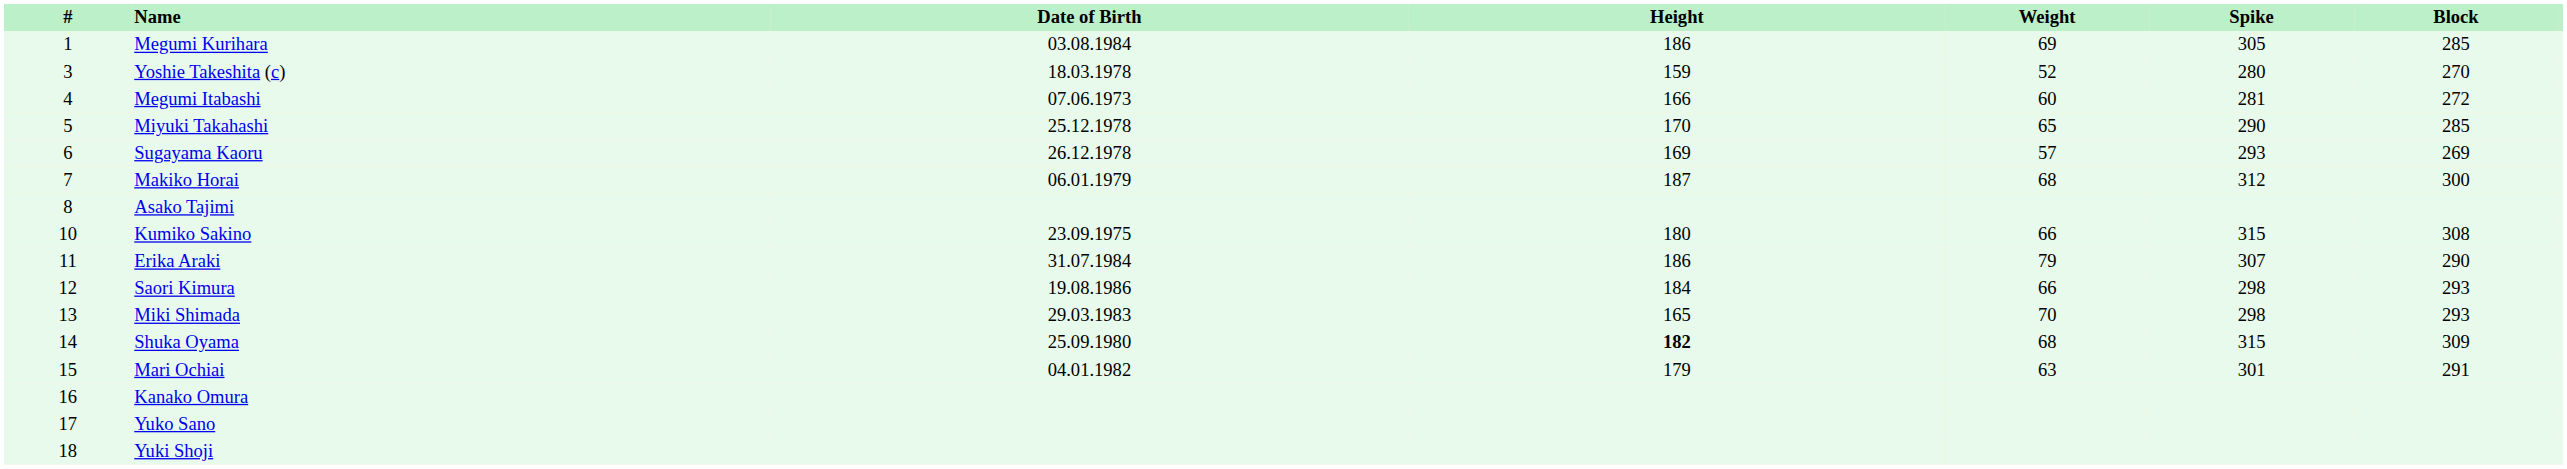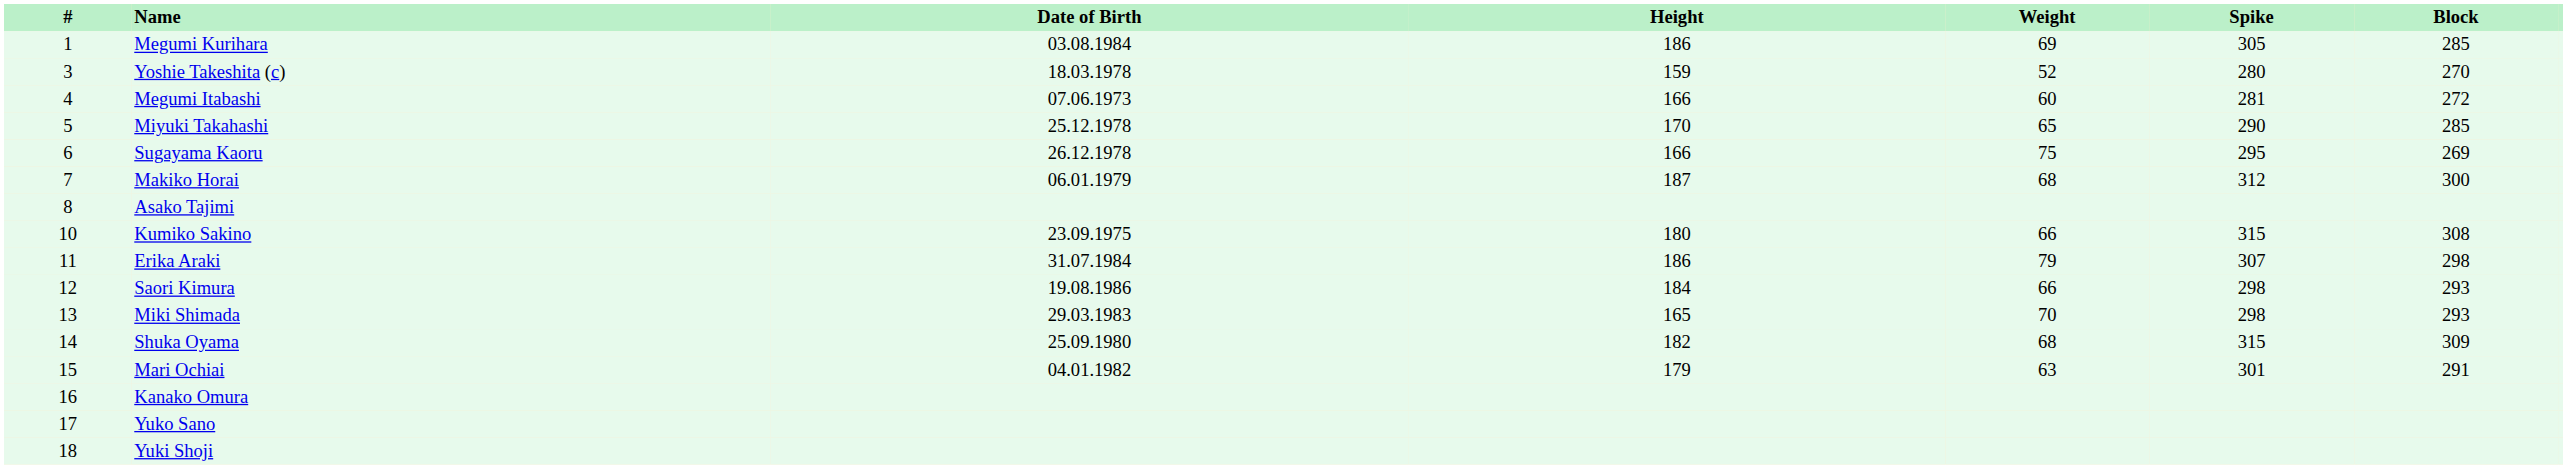(1677, 152) 169 -> (1677, 152) 166
(2047, 152) 57 -> (2047, 152) 75
(2252, 152) 293 -> (2252, 152) 295
(2456, 261) 290 -> (2456, 261) 298
(1677, 342) bold -> (1677, 342) normal
